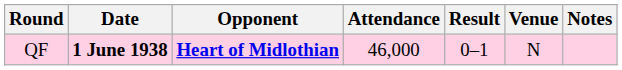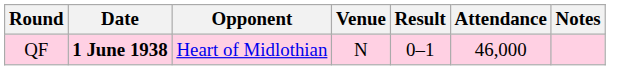columns swapped: (534, 19) <-> (394, 19)
(258, 49) bold -> (252, 49) normal
